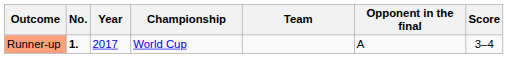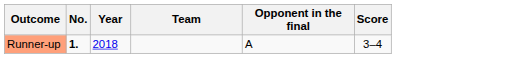- column: (187, 19)
(105, 44) 2017 -> (105, 44) 2018
